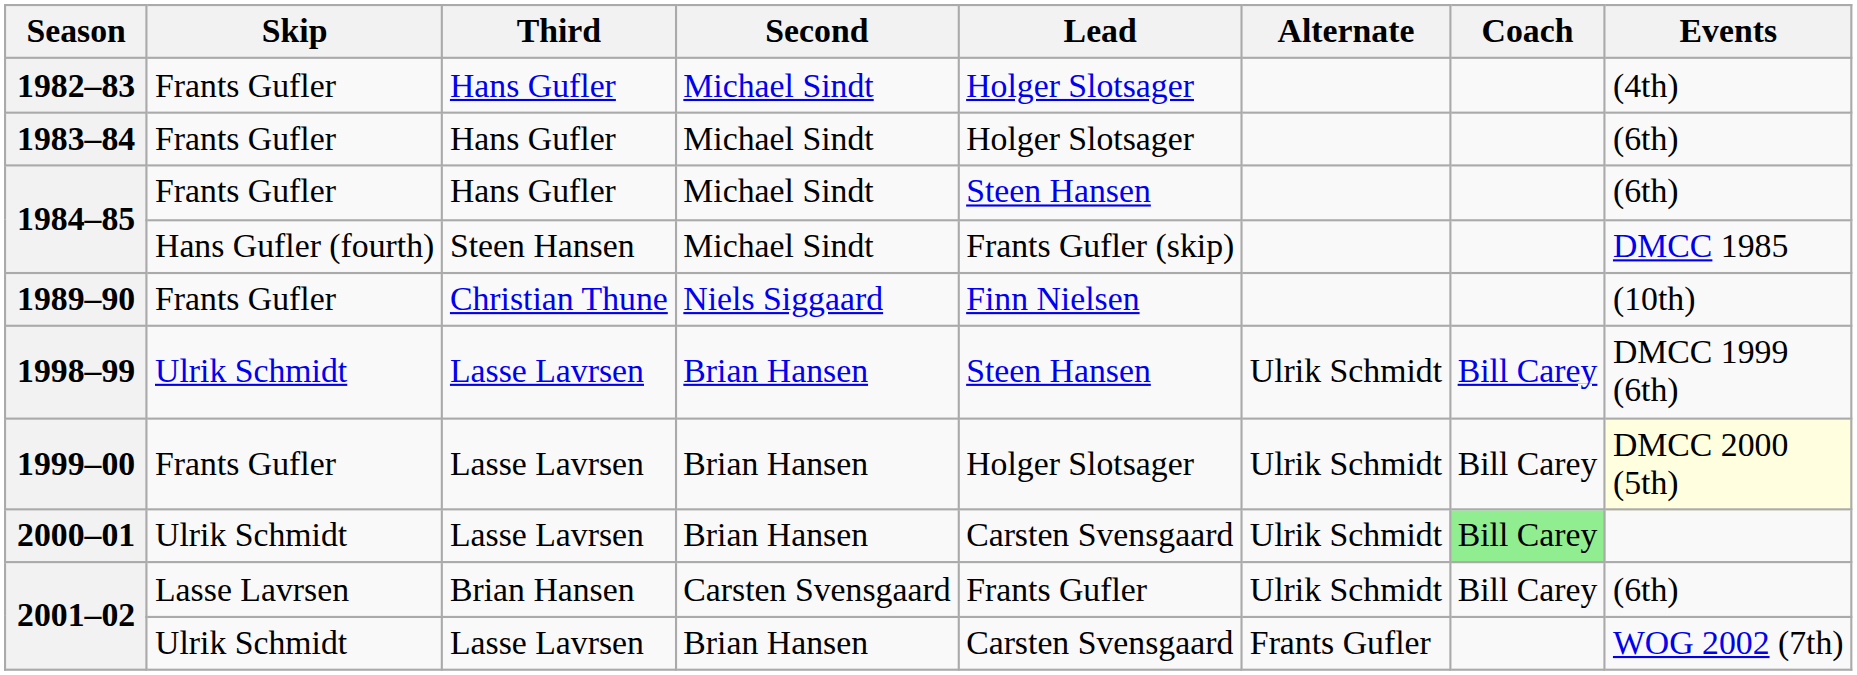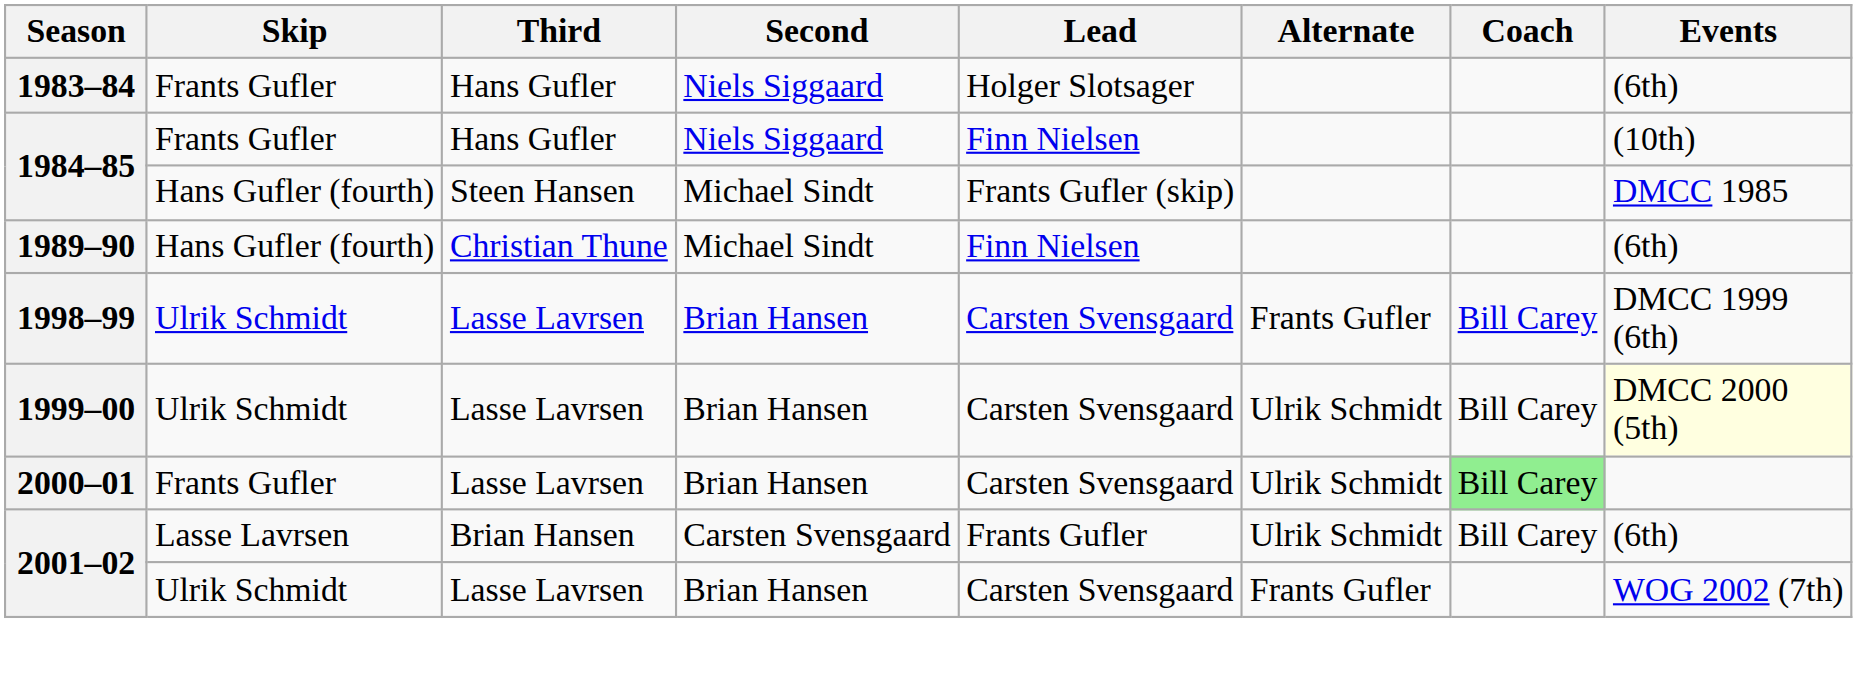- row: (76, 84)
(779, 138) Michael Sindt -> (783, 84) Niels Siggaard
(779, 191) Michael Sindt -> (783, 138) Niels Siggaard
(1058, 191) Steen Hansen -> (1053, 138) Finn Nielsen
(1646, 191) (6th) -> (1654, 138) (10th)
(245, 298) Frants Gufler -> (295, 245) Hans Gufler (fourth)
(783, 298) Niels Siggaard -> (779, 245) Michael Sindt
(1654, 298) (10th) -> (1646, 245) (6th)
(1058, 371) Steen Hansen -> (1100, 317) Carsten Svensgaard
(1346, 371) Ulrik Schmidt -> (1340, 317) Frants Gufler
(245, 463) Frants Gufler -> (251, 409) Ulrik Schmidt
(1080, 463) Holger Slotsager -> (1100, 409) Carsten Svensgaard
(251, 535) Ulrik Schmidt -> (245, 482) Frants Gufler
